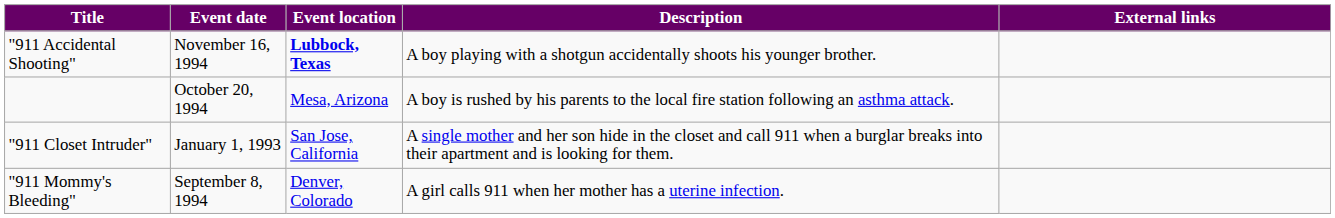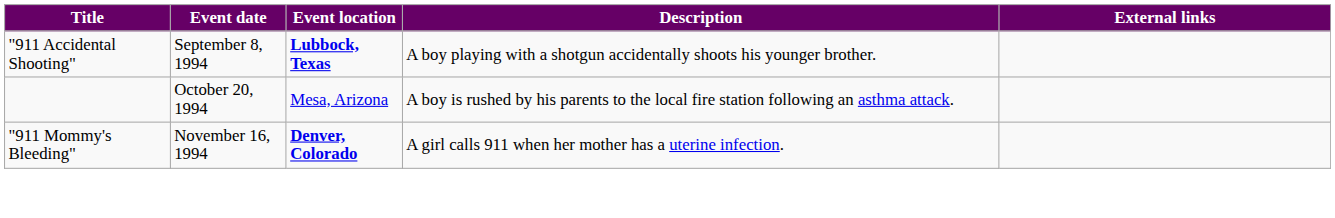(222, 53) November 16, 1994 -> (218, 53) September 8, 1994
- row: (80, 145)
(218, 190) September 8, 1994 -> (222, 145) November 16, 1994
(321, 190) normal -> (324, 145) bold
